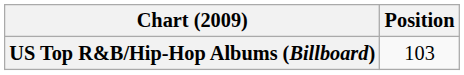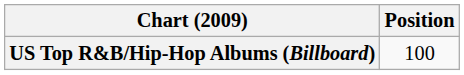(420, 52) 103 -> (420, 52) 100
